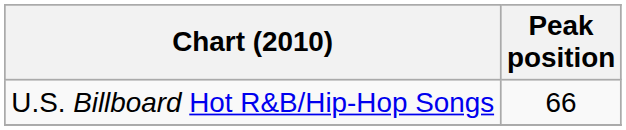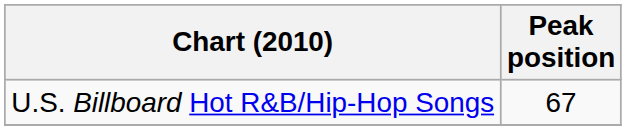(561, 102) 66 -> (561, 102) 67
